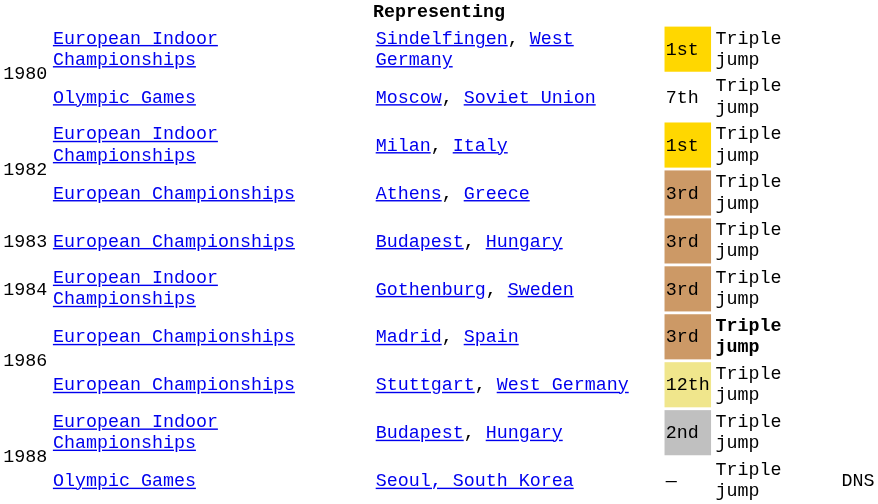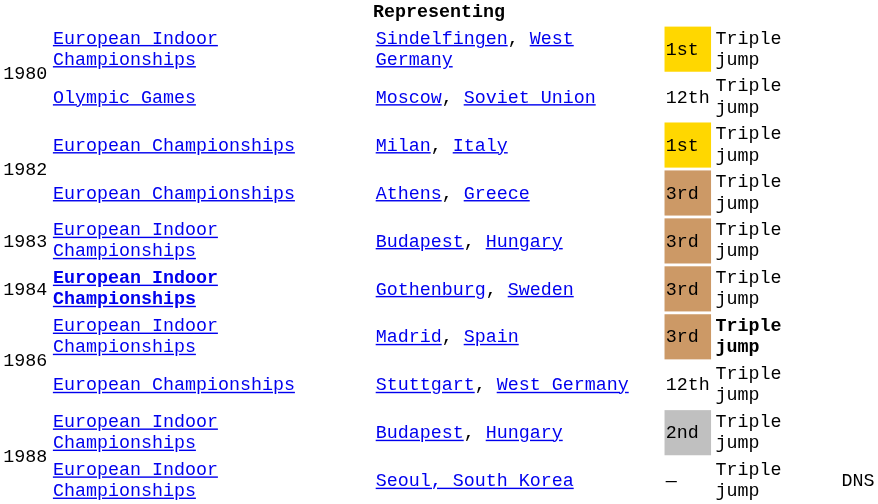(682, 97) 7th -> (688, 97) 12th
(135, 145) European Indoor Championships -> (174, 145) European Championships
(174, 241) European Championships -> (135, 241) European Indoor Championships
(135, 289) normal -> (135, 289) bold
(174, 337) European Championships -> (135, 337) European Indoor Championships
(688, 385) khaki background -> (688, 385) no background
(124, 481) Olympic Games -> (135, 481) European Indoor Championships
